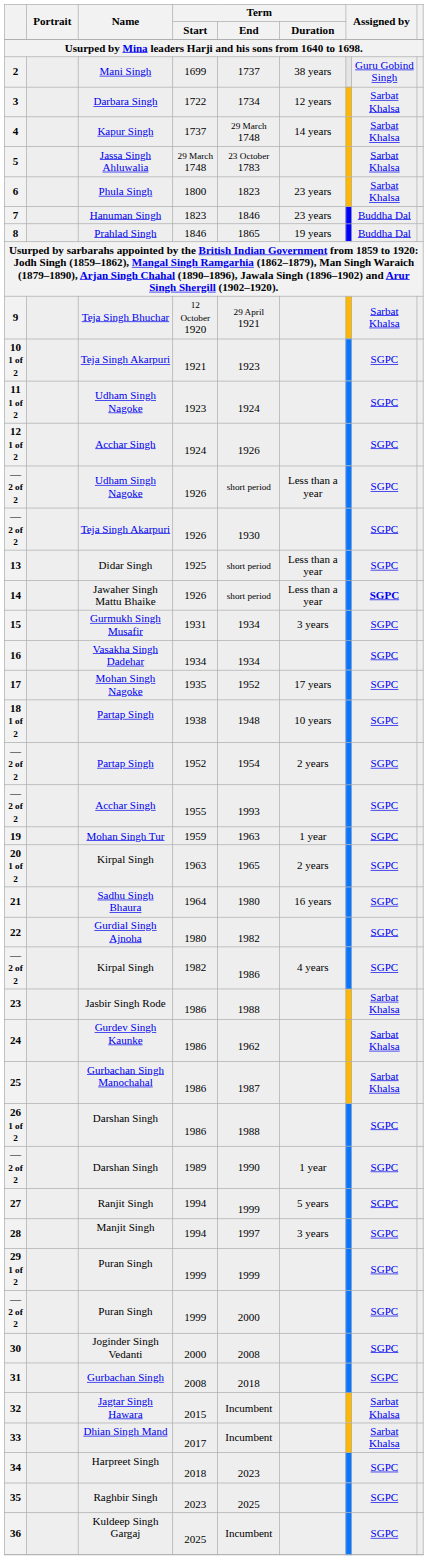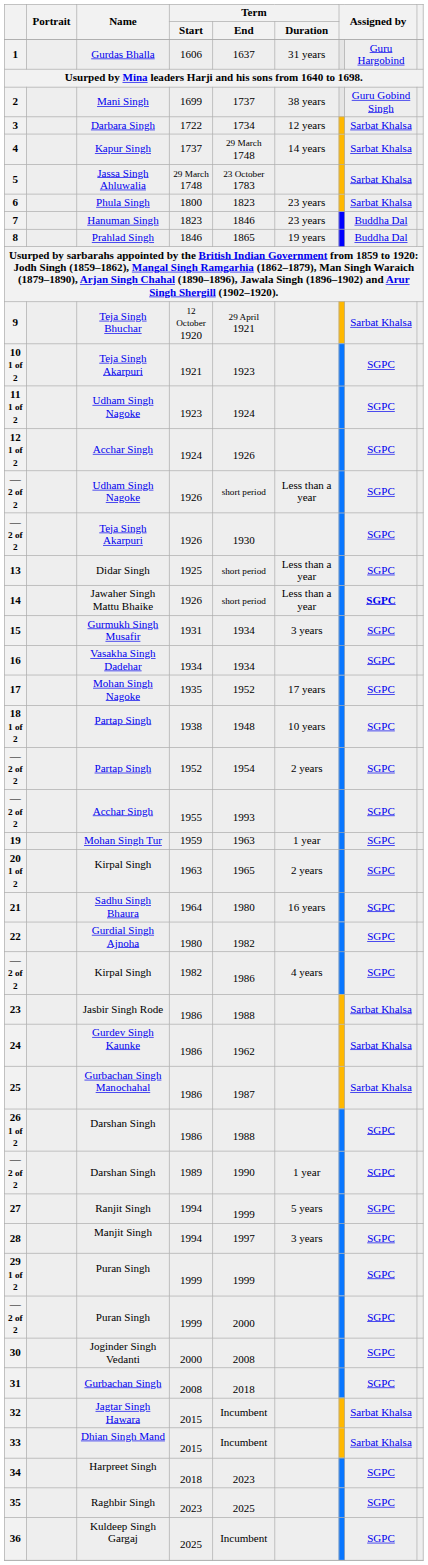+ row: (15, 54)
(195, 1444) 2017 -> (191, 1449) 2015
